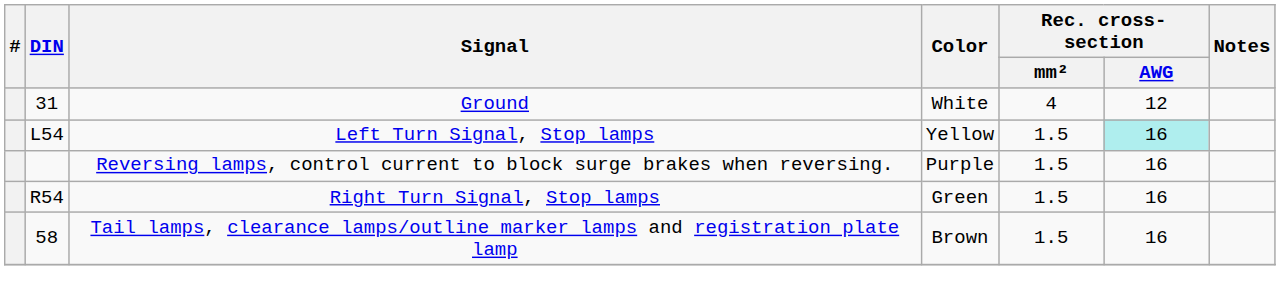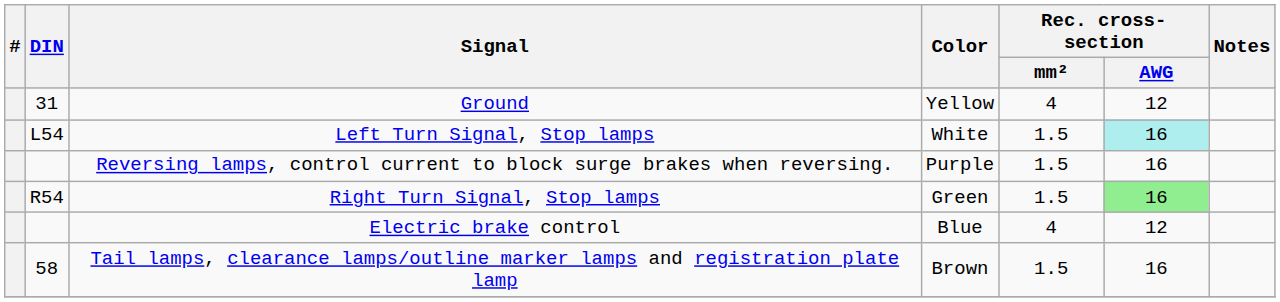(960, 104) White -> (960, 104) Yellow
(960, 135) Yellow -> (960, 135) White
(1156, 197) no background -> (1156, 197) lightgreen background
+ row: (495, 228)
